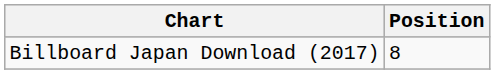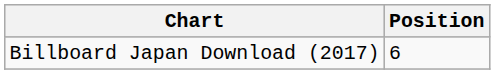(395, 53) 8 -> (395, 53) 6
